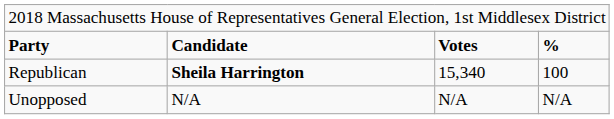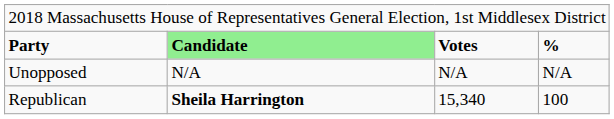(210, 45) no background -> (210, 45) lightgreen background
rows swapped: (47, 72) <-> (47, 99)
